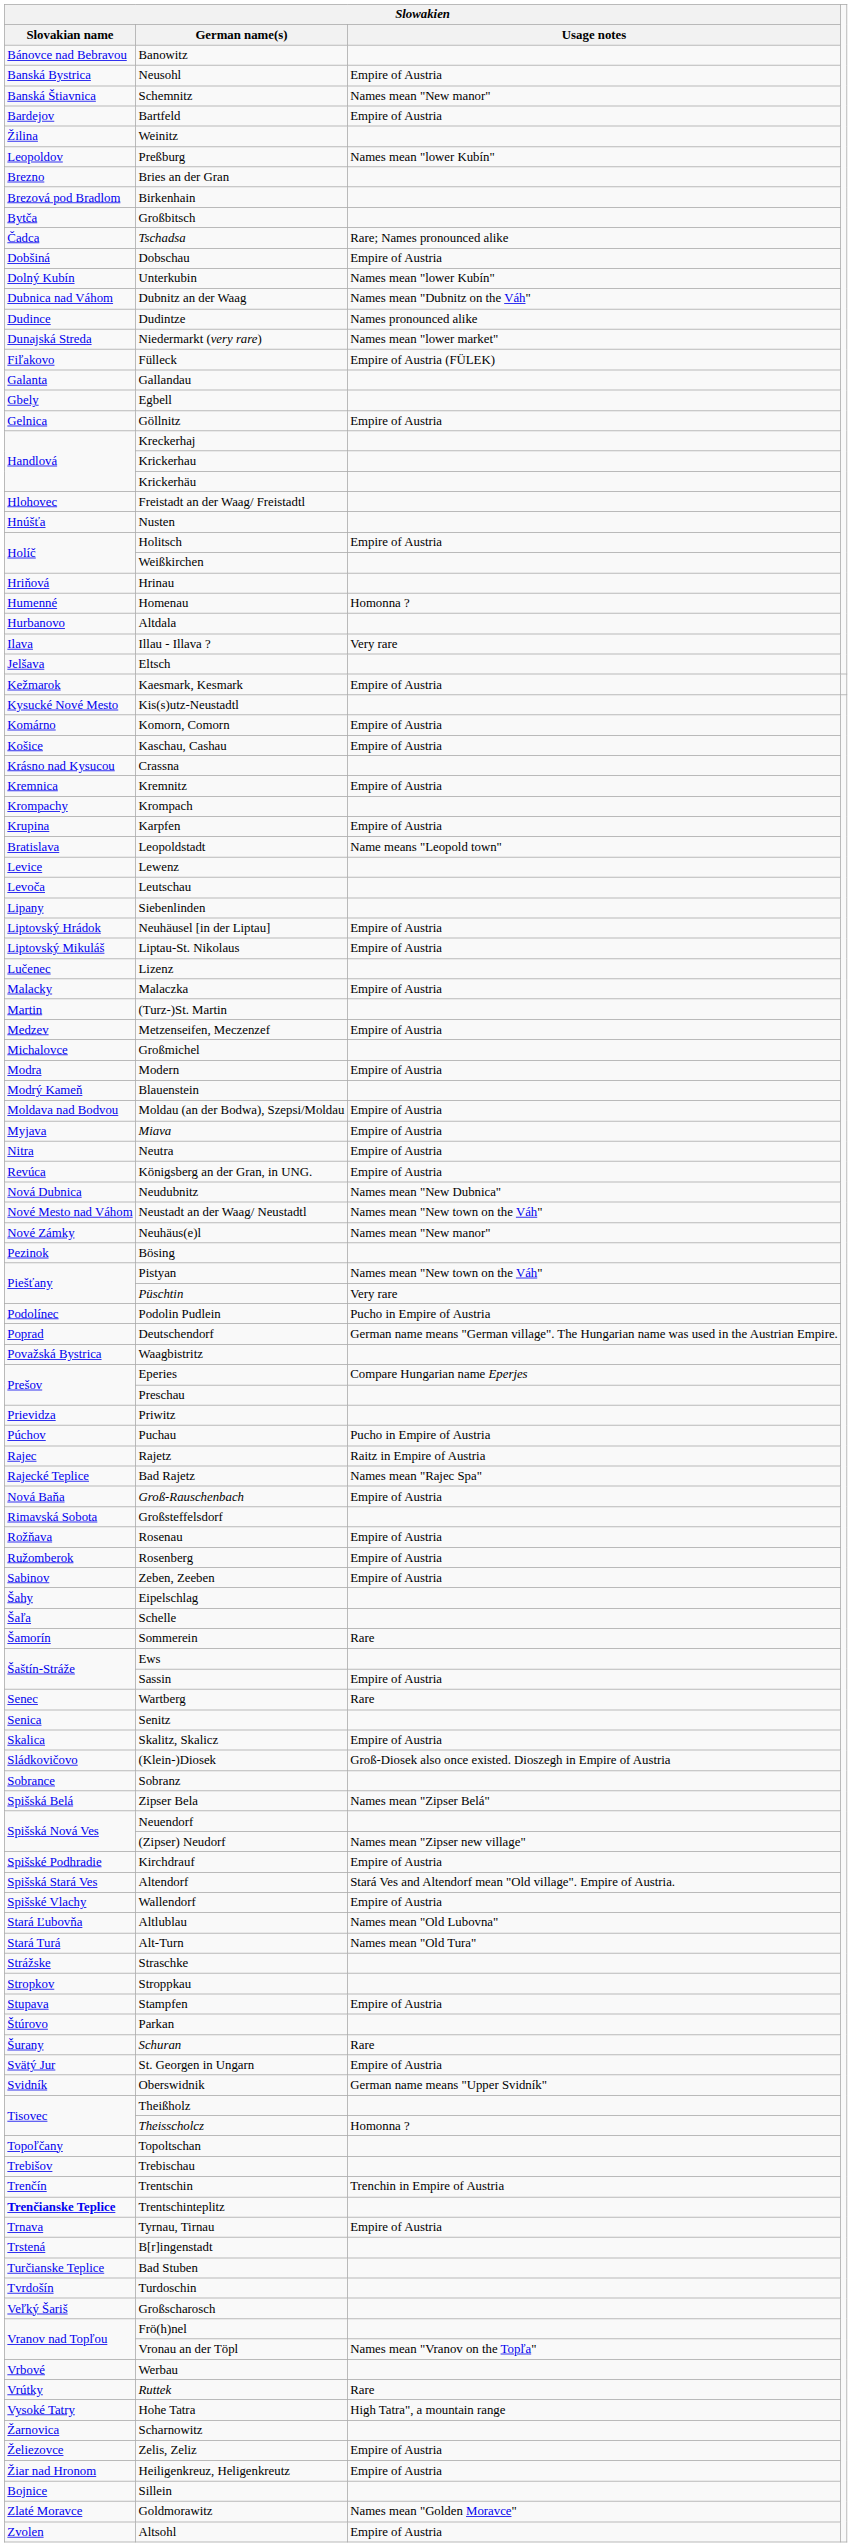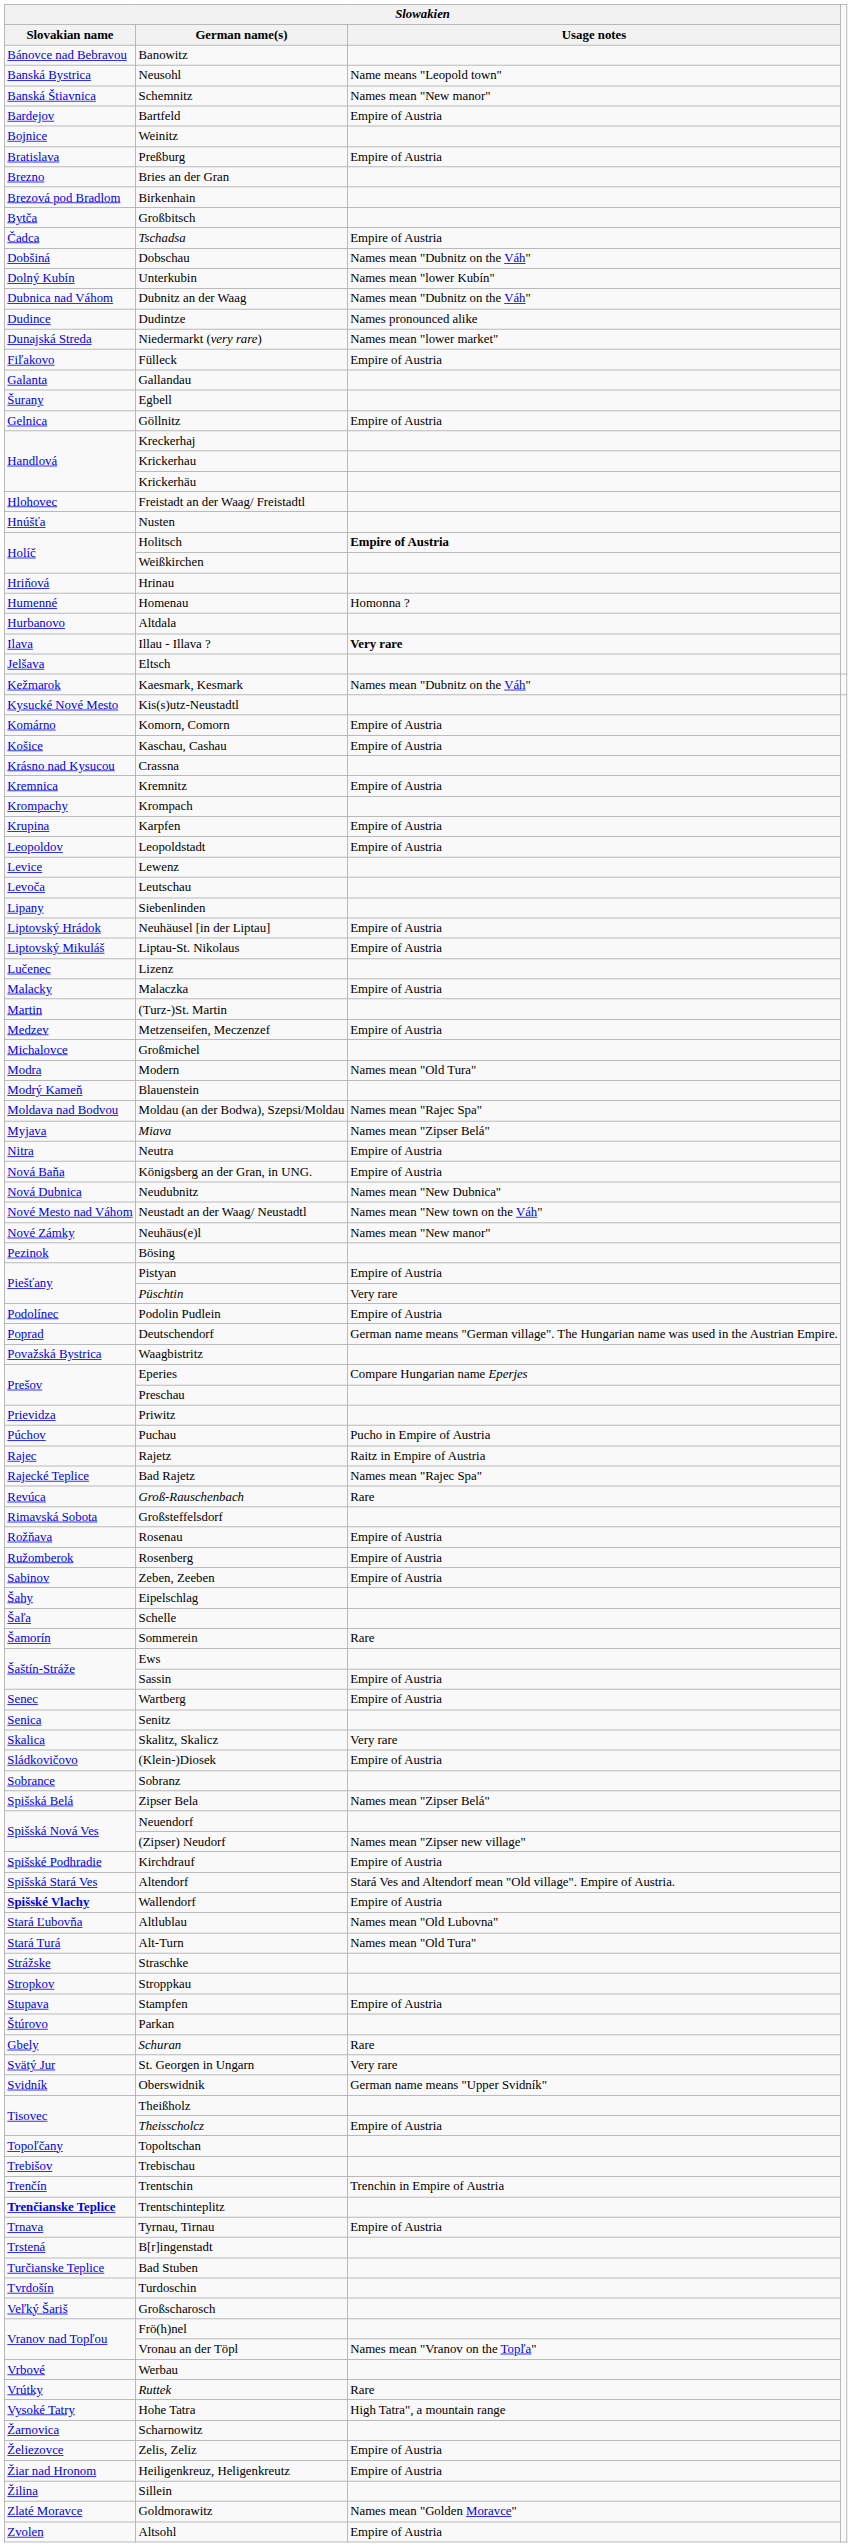(396, 75) Empire of Austria -> (426, 75) Name means "Leopold town"
(23, 136) Žilina -> (27, 136) Bojnice
(35, 156) Leopoldov -> (33, 156) Bratislava
(422, 156) Names mean "lower Kubín" -> (396, 156) Empire of Austria
(429, 237) Rare; Names pronounced alike -> (396, 237) Empire of Austria
(396, 258) Empire of Austria -> (440, 258) Names mean "Dubnitz on the Váh"
(423, 359) Empire of Austria (FÜLEK) -> (396, 359) Empire of Austria
(23, 400) Gbely -> (25, 400) Šurany
(396, 542) normal -> (400, 542) bold
(374, 643) normal -> (376, 643) bold
(396, 684) Empire of Austria -> (440, 684) Names mean "Dubnitz on the Váh"
(33, 846) Bratislava -> (35, 846) Leopoldov
(426, 846) Name means "Leopold town" -> (396, 846) Empire of Austria
(396, 1070) Empire of Austria -> (413, 1070) Names mean "Old Tura"
(396, 1110) Empire of Austria -> (416, 1110) Names mean "Rajec Spa"
(396, 1131) Empire of Austria -> (420, 1131) Names mean "Zipser Belá"
(27, 1171) Revúca -> (36, 1171) Nová Baňa
(446, 1273) Names mean "New town on the Váh" -> (396, 1273) Empire of Austria
(420, 1313) Pucho in Empire of Austria -> (396, 1313) Empire of Austria
(36, 1496) Nová Baňa -> (27, 1496) Revúca
(396, 1496) Empire of Austria -> (362, 1496) Rare
(362, 1699) Rare -> (396, 1699) Empire of Austria
(396, 1740) Empire of Austria -> (374, 1740) Very rare
(510, 1760) Groß-Diosek also once existed. Dioszegh in Empire of Austria -> (396, 1760) Empire of Austria
(47, 1902) normal -> (48, 1902) bold
(25, 2044) Šurany -> (23, 2044) Gbely
(396, 2064) Empire of Austria -> (374, 2064) Very rare
(380, 2125) Homonna ? -> (396, 2125) Empire of Austria
(27, 2491) Bojnice -> (23, 2491) Žilina
